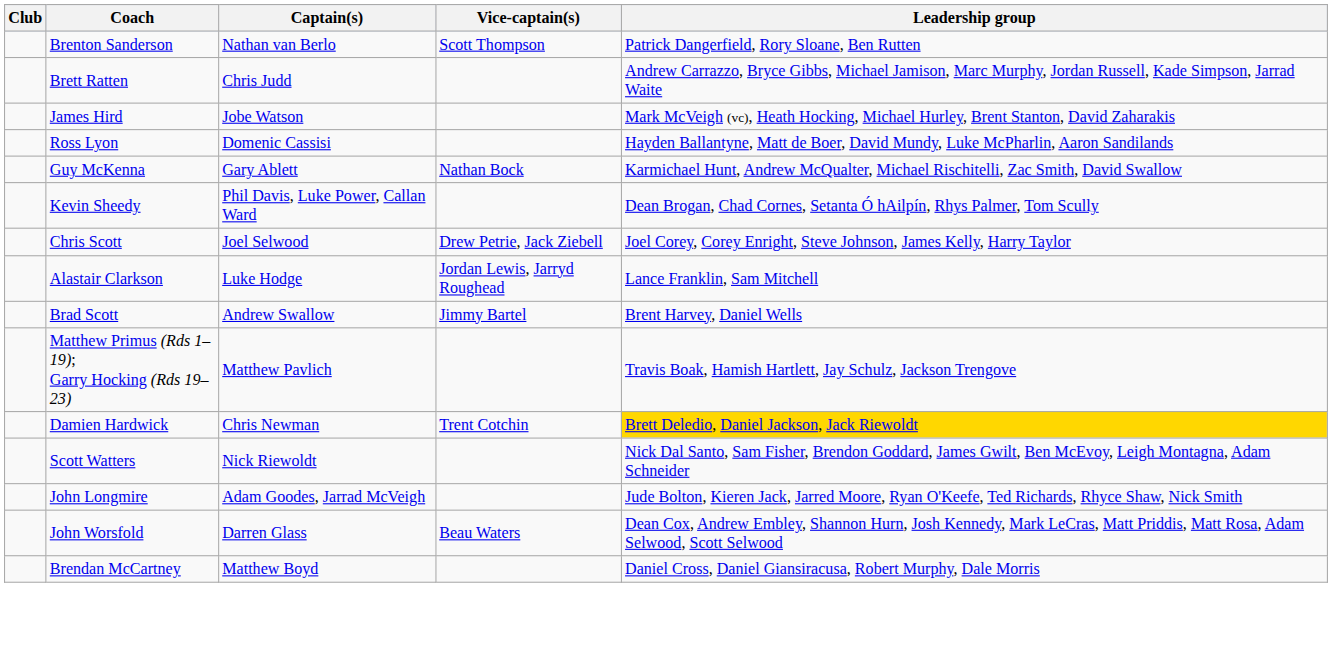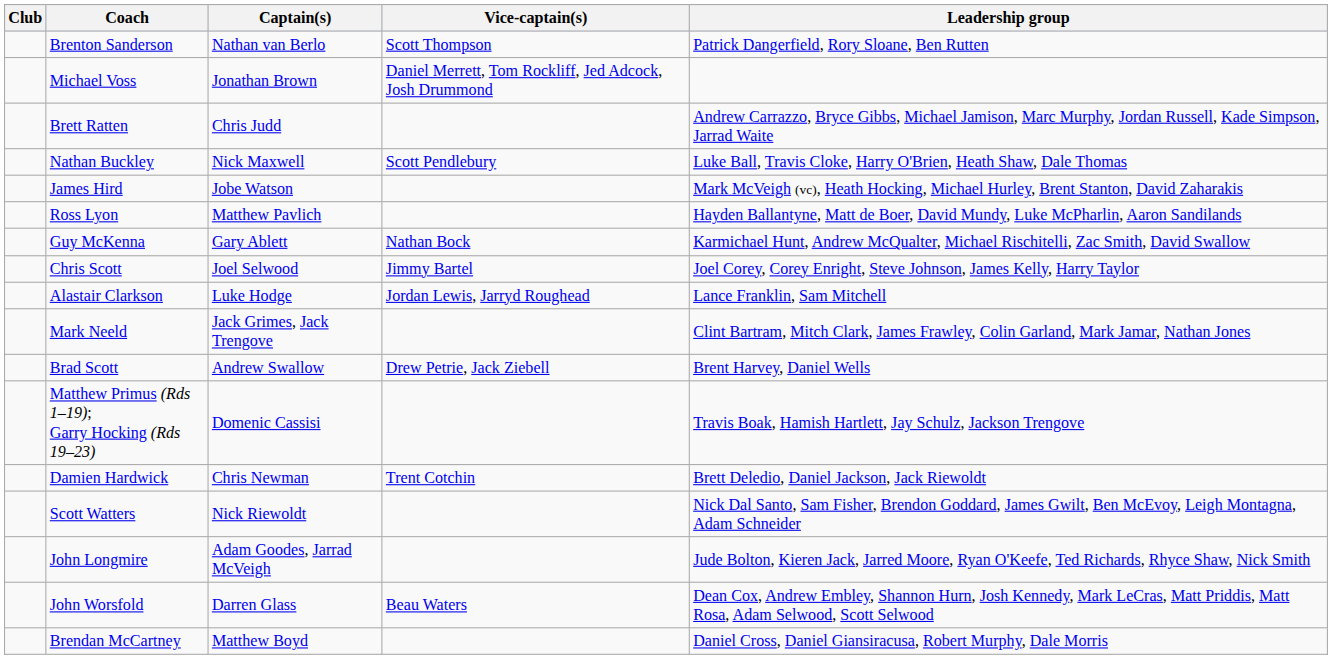+ row: (93, 80)
+ row: (102, 162)
(277, 143) Domenic Cassisi -> (267, 215) Matthew Pavlich
- row: (95, 205)
(521, 242) Drew Petrie, Jack Ziebell -> (429, 268) Jimmy Bartel
+ row: (88, 331)
(483, 314) Jimmy Bartel -> (468, 367) Drew Petrie, Jack Ziebell
(277, 369) Matthew Pavlich -> (266, 422) Domenic Cassisi
(771, 424) gold background -> (840, 477) no background
